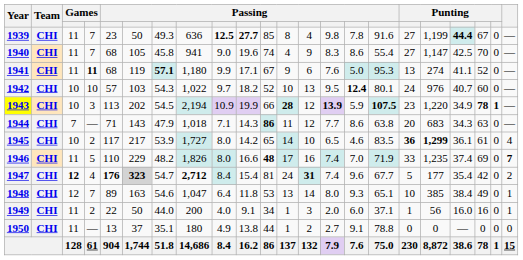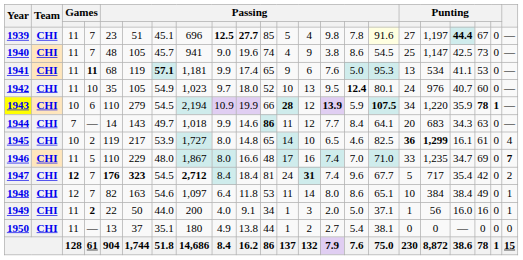(137, 35) 50 -> (137, 35) 51
(164, 35) 49.3 -> (164, 35) 45.1
(194, 35) 636 -> (194, 35) 696
(288, 35) 8 -> (288, 35) 5
(384, 35) no background -> (384, 35) lightyellow background
(435, 35) 1,199 -> (435, 35) 1,197
(111, 53) 68 -> (111, 53) 48
(164, 53) 45.8 -> (164, 53) 45.7
(332, 53) 8.3 -> (332, 53) 3.8
(384, 53) 55.4 -> (384, 53) 54.5
(410, 53) 27 -> (410, 53) 25
(483, 53) 70 -> (483, 53) 73
(194, 70) 1,180 -> (194, 70) 1,181
(248, 70) 17.1 -> (248, 70) 17.4
(269, 70) 67 -> (269, 70) 65
(435, 70) 274 -> (435, 70) 534
(483, 70) 52 -> (483, 70) 53
(73, 88) 10 -> (73, 88) 11
(111, 88) 57 -> (111, 88) 35
(137, 88) 103 -> (137, 88) 105
(164, 88) 54.3 -> (164, 88) 54.9
(194, 88) 1,022 -> (194, 88) 1,023
(248, 88) 18.2 -> (248, 88) 18.0
(92, 105) 3 -> (92, 105) 6
(111, 105) 113 -> (111, 105) 110
(137, 105) 202 -> (137, 105) 279
(410, 105) 23 -> (410, 105) 34
(463, 105) 34.9 -> (463, 105) 35.9
(111, 123) 71 -> (111, 123) 14
(164, 123) 47.9 -> (164, 123) 49.7
(224, 123) 7.1 -> (224, 123) 9.9
(248, 123) 14.3 -> (248, 123) 14.6
(357, 123) 8.6 -> (357, 123) 8.4
(384, 123) 63.8 -> (384, 123) 64.1
(111, 140) 117 -> (111, 140) 119
(248, 140) 14.2 -> (248, 140) 14.8
(384, 140) 83.5 -> (384, 140) 82.5
(463, 140) 36.1 -> (463, 140) 16.1
(164, 158) 48.2 -> (164, 158) 48.0
(194, 158) 1,826 -> (194, 158) 1,867
(269, 158) bold -> (269, 158) normal
(384, 158) 71.9 -> (384, 158) 71.0
(463, 158) 37.4 -> (463, 158) 34.7
(92, 175) 4 -> (92, 175) 7
(137, 175) lightgrey background -> (137, 175) no background
(164, 175) 54.7 -> (164, 175) 54.5
(248, 175) 15.4 -> (248, 175) 18.4
(435, 175) 177 -> (435, 175) 717
(111, 193) 89 -> (111, 193) 82
(194, 193) 1,047 -> (194, 193) 1,097
(288, 193) 13 -> (288, 193) 11
(357, 193) 9.3 -> (357, 193) 8.6
(435, 193) 385 -> (435, 193) 384
(92, 210) normal -> (92, 210) bold
(357, 210) 6.0 -> (357, 210) 5.0
(357, 228) 9.1 -> (357, 228) 5.4
(384, 228) 78.8 -> (384, 228) 38.1
